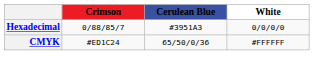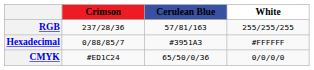+ row: (49, 27)
(268, 27) 0/0/0/0 -> (268, 43) #FFFFFF
(268, 43) #FFFFFF -> (268, 58) 0/0/0/0
